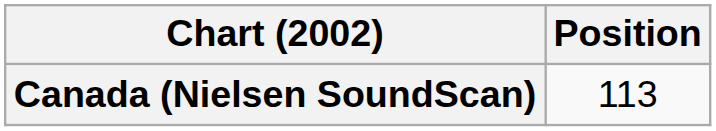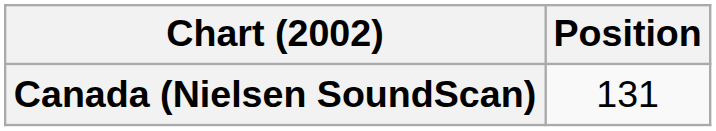(628, 93) 113 -> (628, 93) 131
